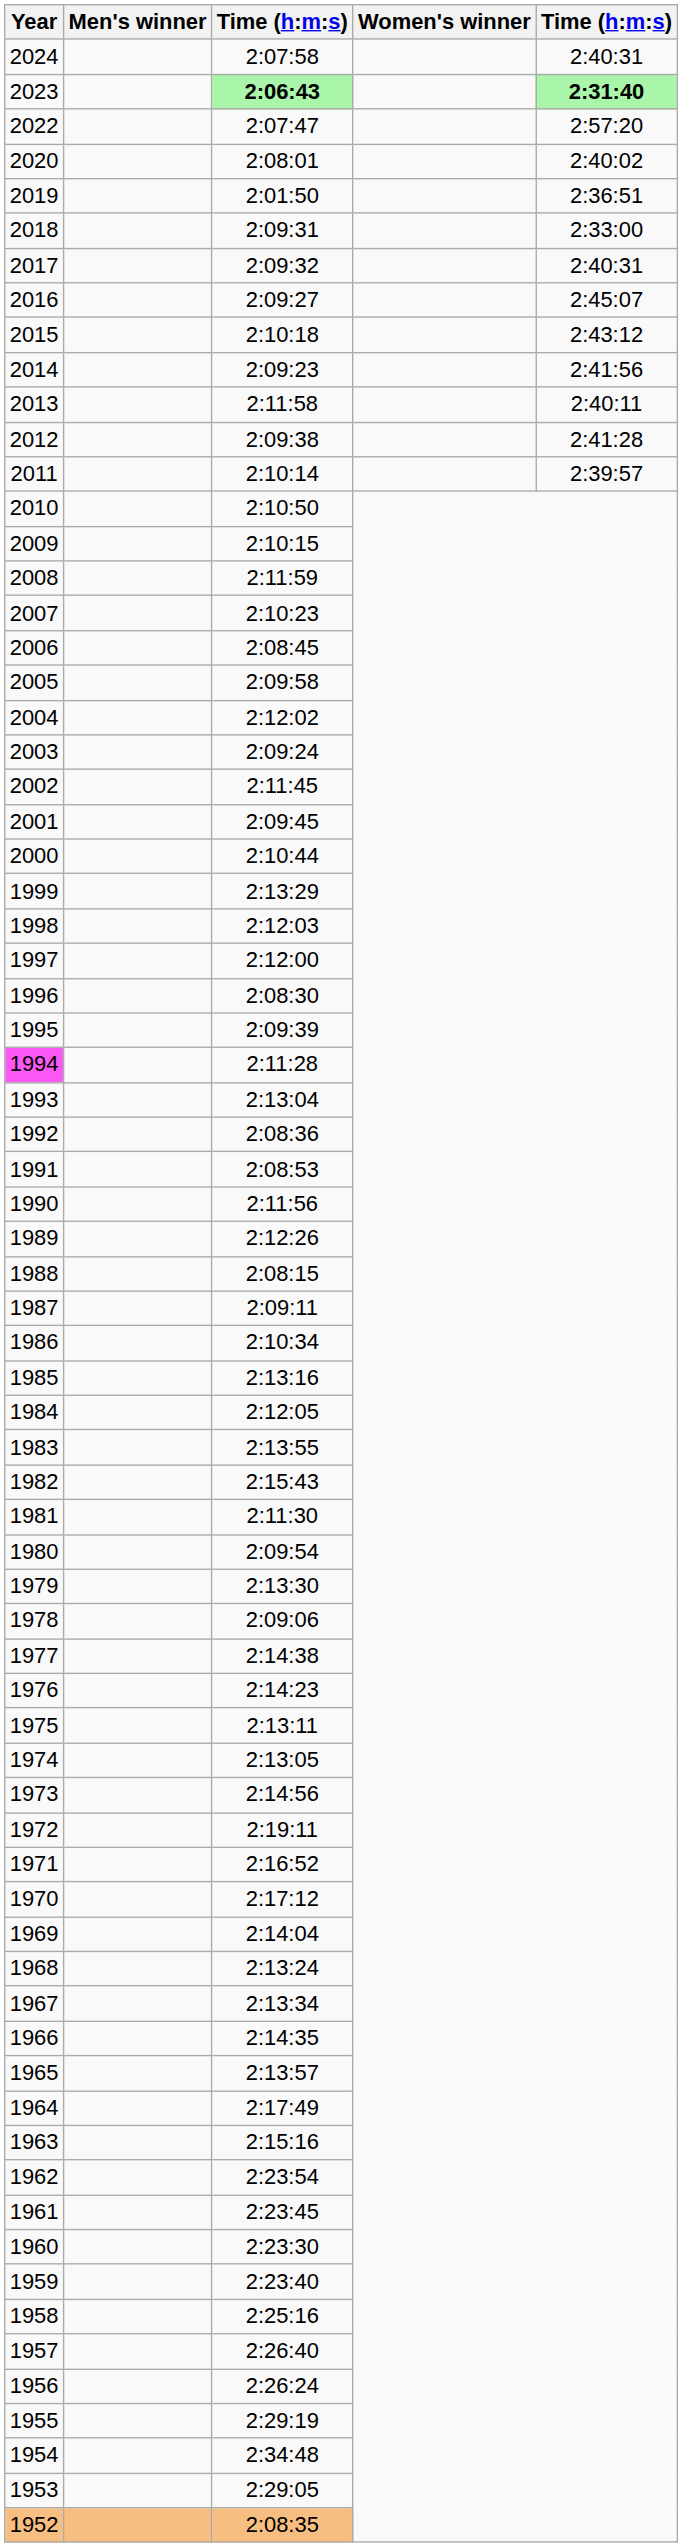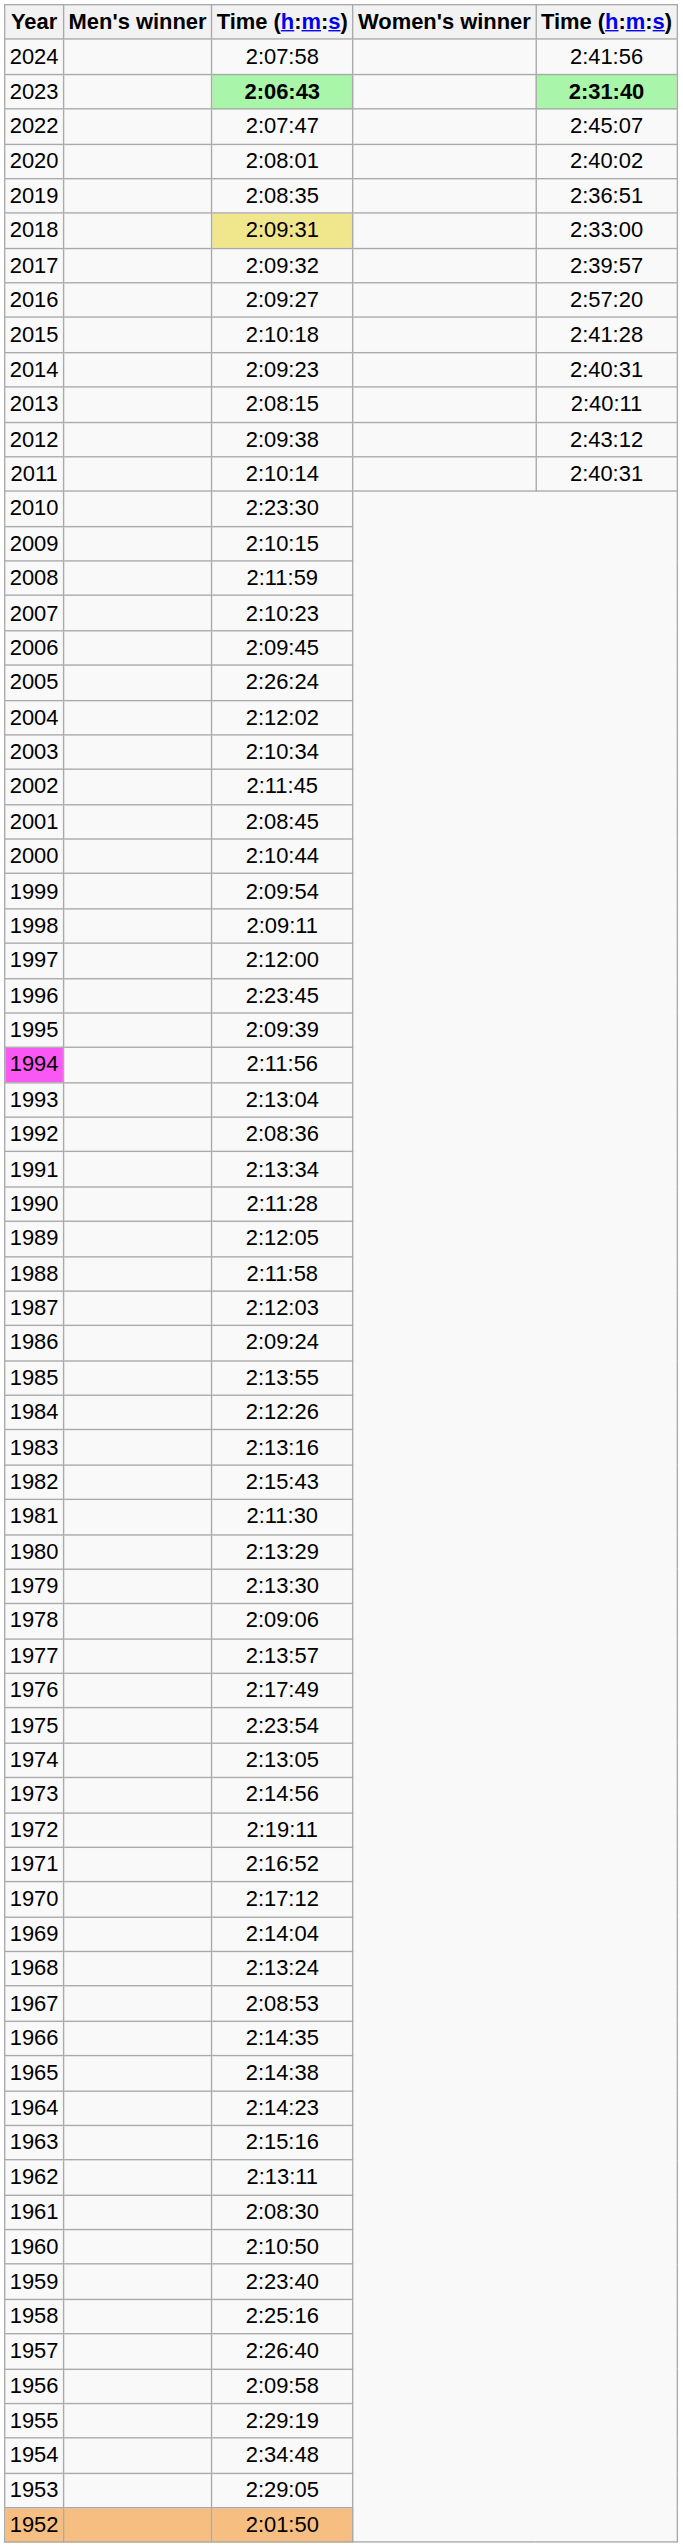(607, 56) 2:40:31 -> (607, 56) 2:41:56
(607, 126) 2:57:20 -> (607, 126) 2:45:07
(282, 195) 2:01:50 -> (282, 195) 2:08:35
(282, 230) no background -> (282, 230) khaki background
(607, 265) 2:40:31 -> (607, 265) 2:39:57
(607, 299) 2:45:07 -> (607, 299) 2:57:20
(607, 334) 2:43:12 -> (607, 334) 2:41:28
(607, 369) 2:41:56 -> (607, 369) 2:40:31
(282, 404) 2:11:58 -> (282, 404) 2:08:15
(607, 439) 2:41:28 -> (607, 439) 2:43:12
(607, 473) 2:39:57 -> (607, 473) 2:40:31
(282, 508) 2:10:50 -> (282, 508) 2:23:30
(282, 647) 2:08:45 -> (282, 647) 2:09:45
(282, 682) 2:09:58 -> (282, 682) 2:26:24
(282, 751) 2:09:24 -> (282, 751) 2:10:34
(282, 821) 2:09:45 -> (282, 821) 2:08:45
(282, 890) 2:13:29 -> (282, 890) 2:09:54
(282, 925) 2:12:03 -> (282, 925) 2:09:11
(282, 995) 2:08:30 -> (282, 995) 2:23:45
(282, 1064) 2:11:28 -> (282, 1064) 2:11:56
(282, 1169) 2:08:53 -> (282, 1169) 2:13:34
(282, 1203) 2:11:56 -> (282, 1203) 2:11:28
(282, 1238) 2:12:26 -> (282, 1238) 2:12:05
(282, 1273) 2:08:15 -> (282, 1273) 2:11:58
(282, 1308) 2:09:11 -> (282, 1308) 2:12:03
(282, 1342) 2:10:34 -> (282, 1342) 2:09:24
(282, 1377) 2:13:16 -> (282, 1377) 2:13:55
(282, 1412) 2:12:05 -> (282, 1412) 2:12:26
(282, 1447) 2:13:55 -> (282, 1447) 2:13:16
(282, 1551) 2:09:54 -> (282, 1551) 2:13:29
(282, 1655) 2:14:38 -> (282, 1655) 2:13:57
(282, 1690) 2:14:23 -> (282, 1690) 2:17:49
(282, 1725) 2:13:11 -> (282, 1725) 2:23:54
(282, 2003) 2:13:34 -> (282, 2003) 2:08:53
(282, 2072) 2:13:57 -> (282, 2072) 2:14:38
(282, 2107) 2:17:49 -> (282, 2107) 2:14:23
(282, 2177) 2:23:54 -> (282, 2177) 2:13:11
(282, 2211) 2:23:45 -> (282, 2211) 2:08:30
(282, 2246) 2:23:30 -> (282, 2246) 2:10:50
(282, 2385) 2:26:24 -> (282, 2385) 2:09:58
(282, 2524) 2:08:35 -> (282, 2524) 2:01:50
